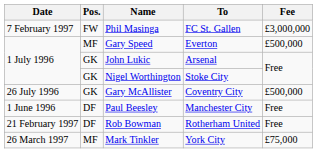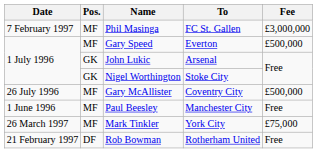(91, 28) FW -> (90, 28) MF
(90, 92) GK -> (90, 92) MF
(89, 108) DF -> (90, 108) MF
rows swapped: (133, 124) <-> (132, 140)
